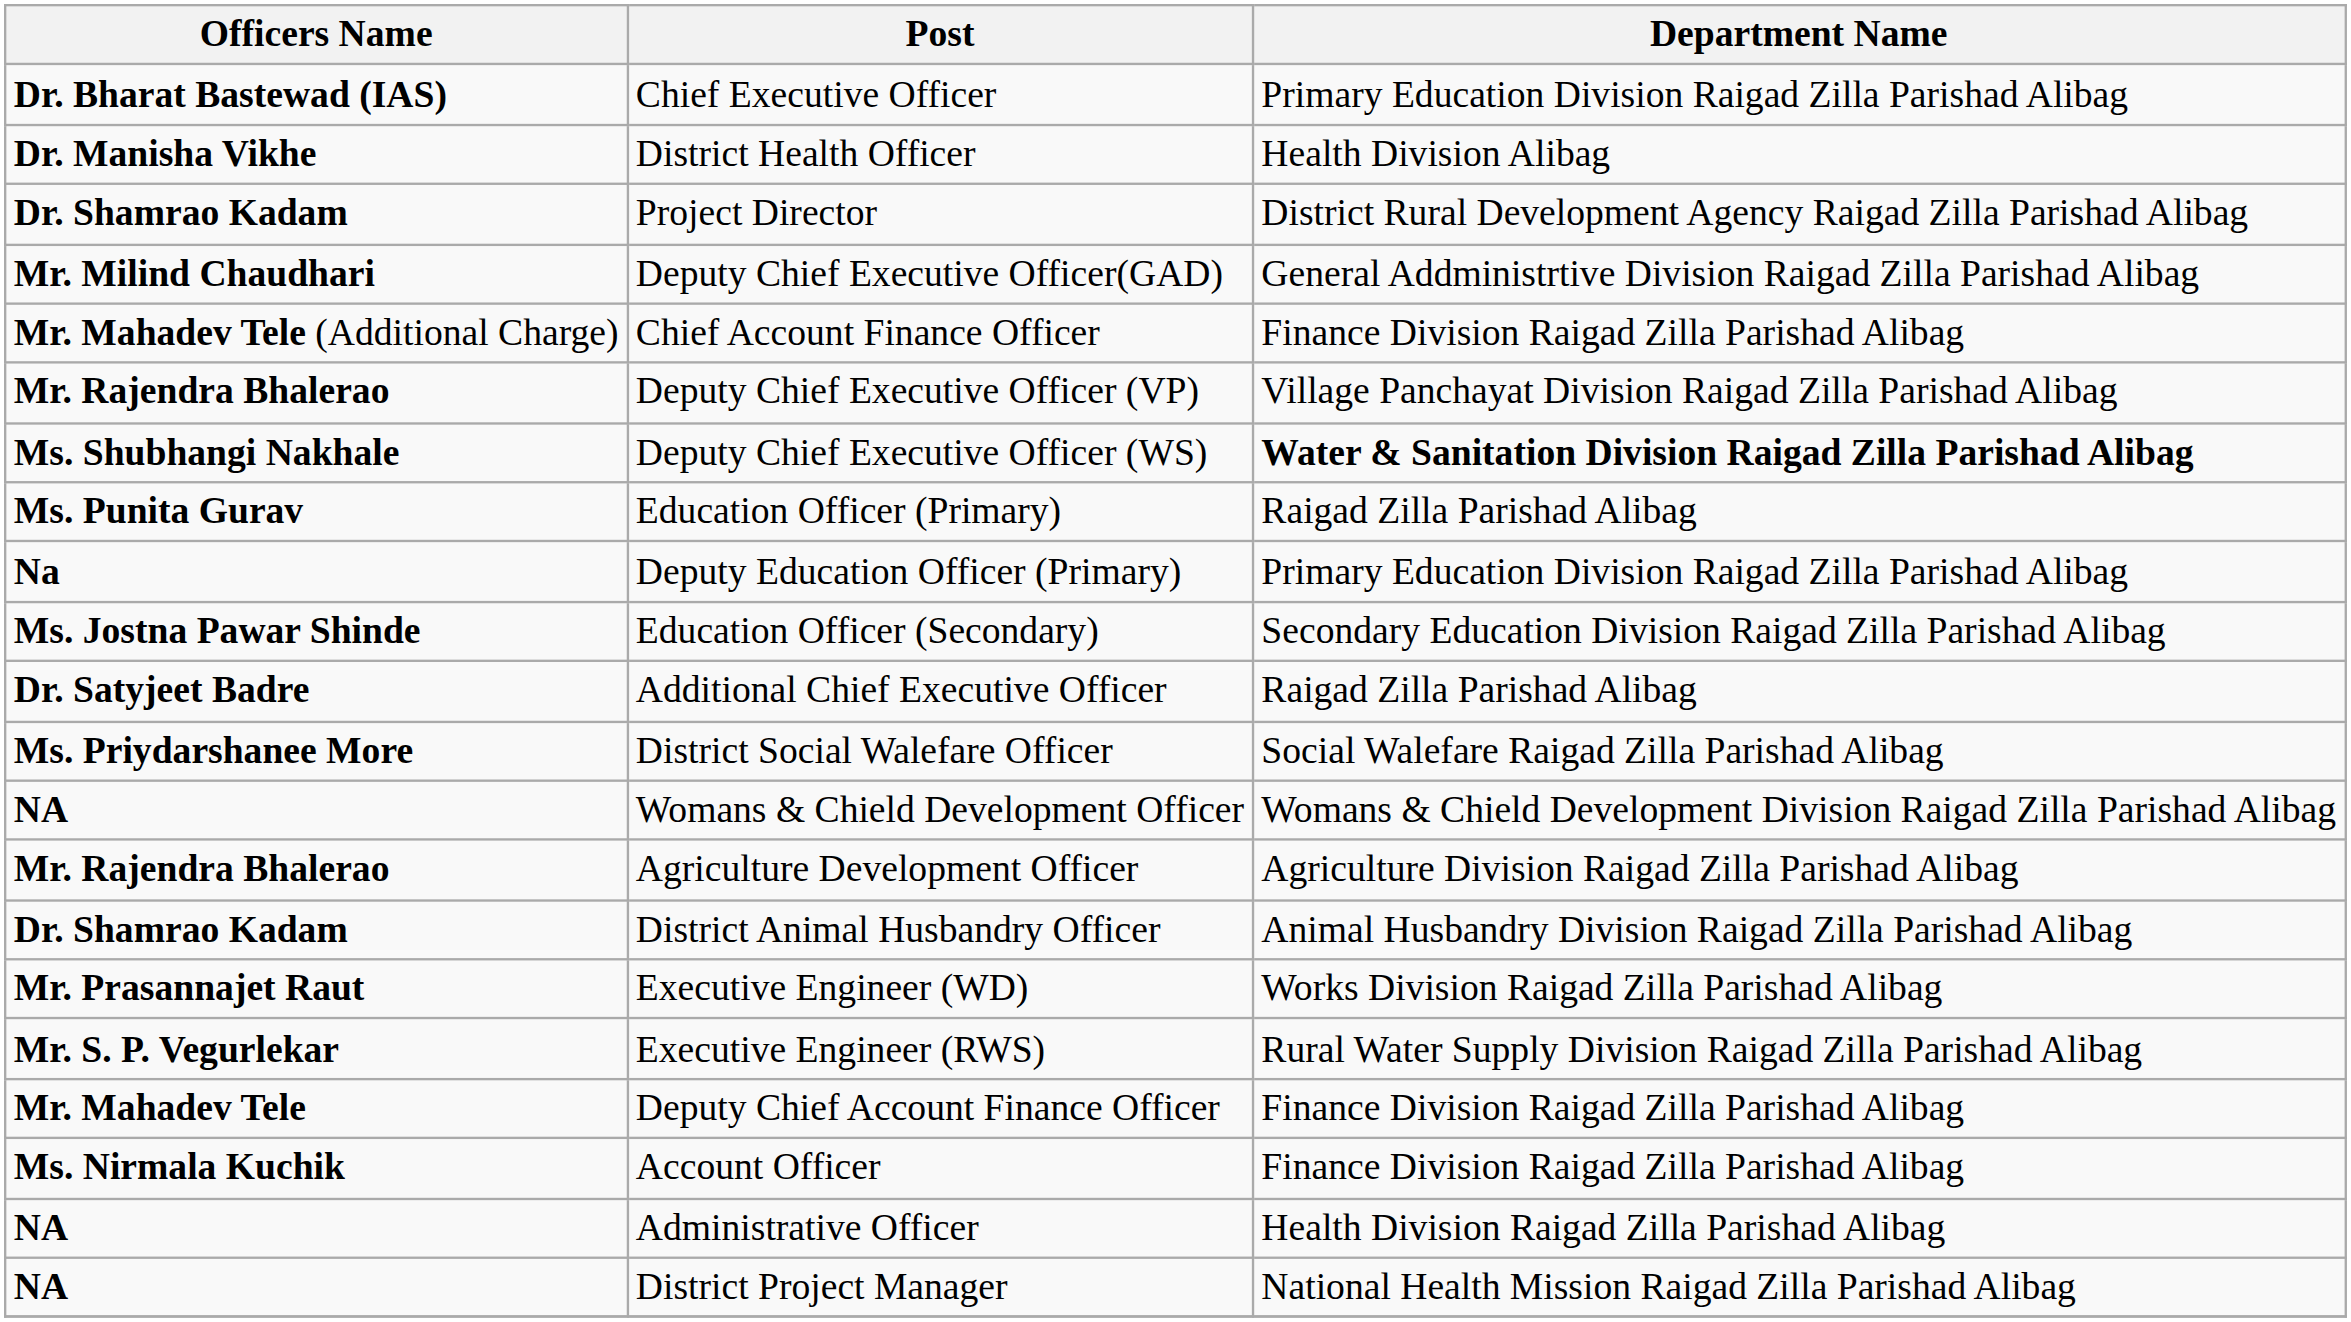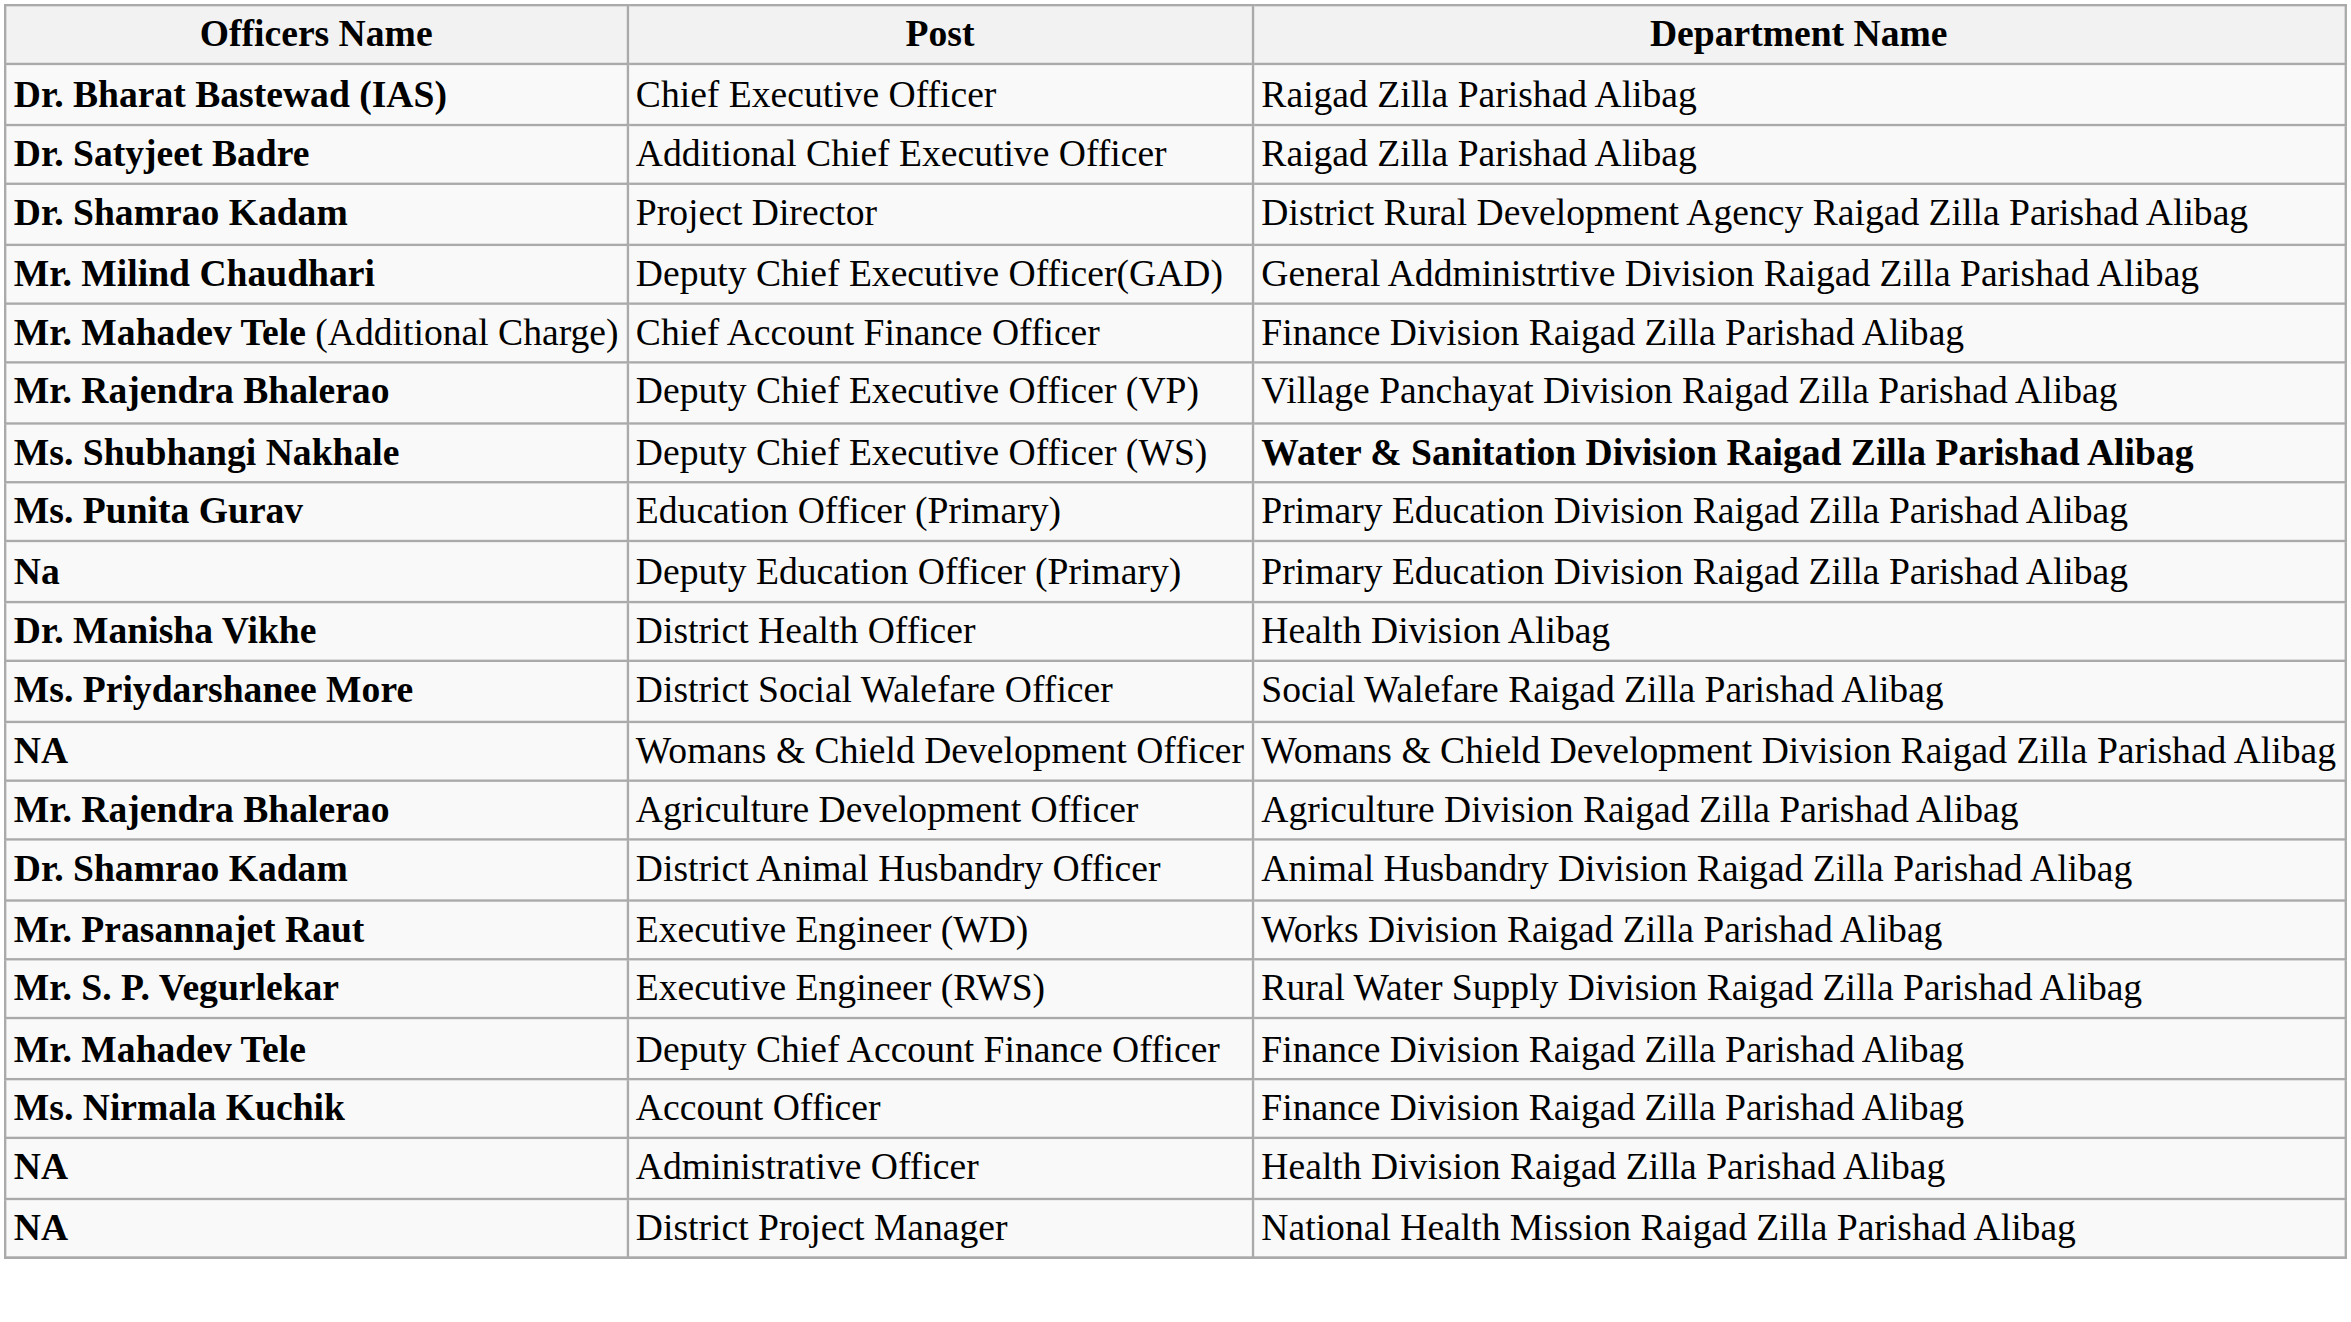(1695, 93) Primary Education Division Raigad Zilla Parishad Alibag -> (1479, 93) Raigad Zilla Parishad Alibag
rows swapped: (901, 690) <-> (806, 153)
(1479, 511) Raigad Zilla Parishad Alibag -> (1695, 511) Primary Education Division Raigad Zilla Parishad Alibag
- row: (867, 630)
